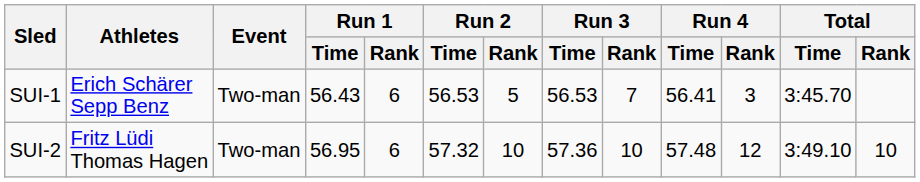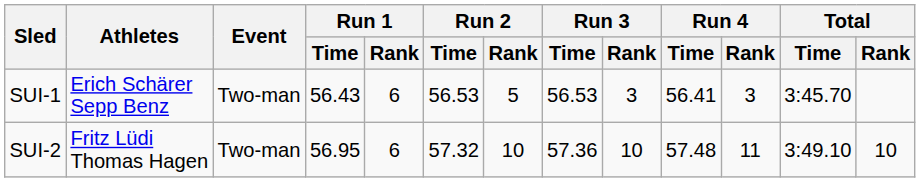(632, 96) 7 -> (632, 96) 3
(750, 150) 12 -> (750, 150) 11
